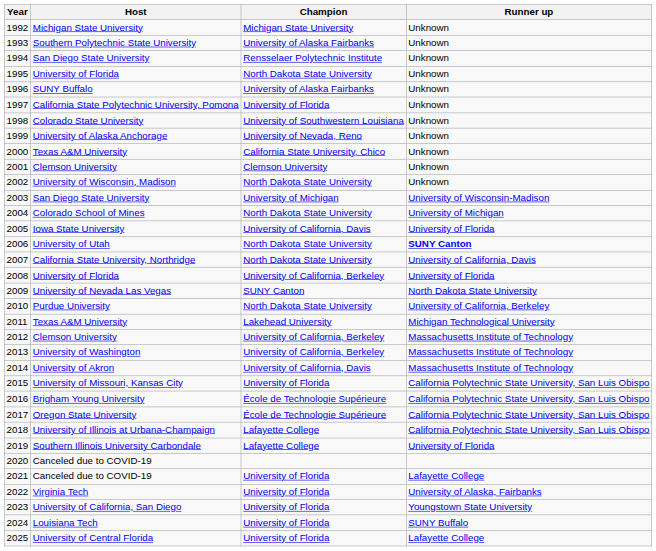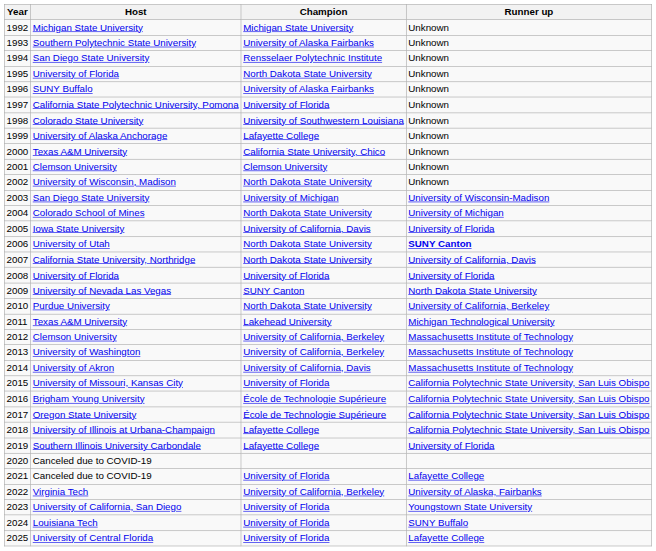(303, 136) University of Nevada, Reno -> (281, 136) Lafayette College
(314, 275) University of California, Berkeley -> (286, 275) University of Florida
(286, 492) University of Florida -> (314, 492) University of California, Berkeley
